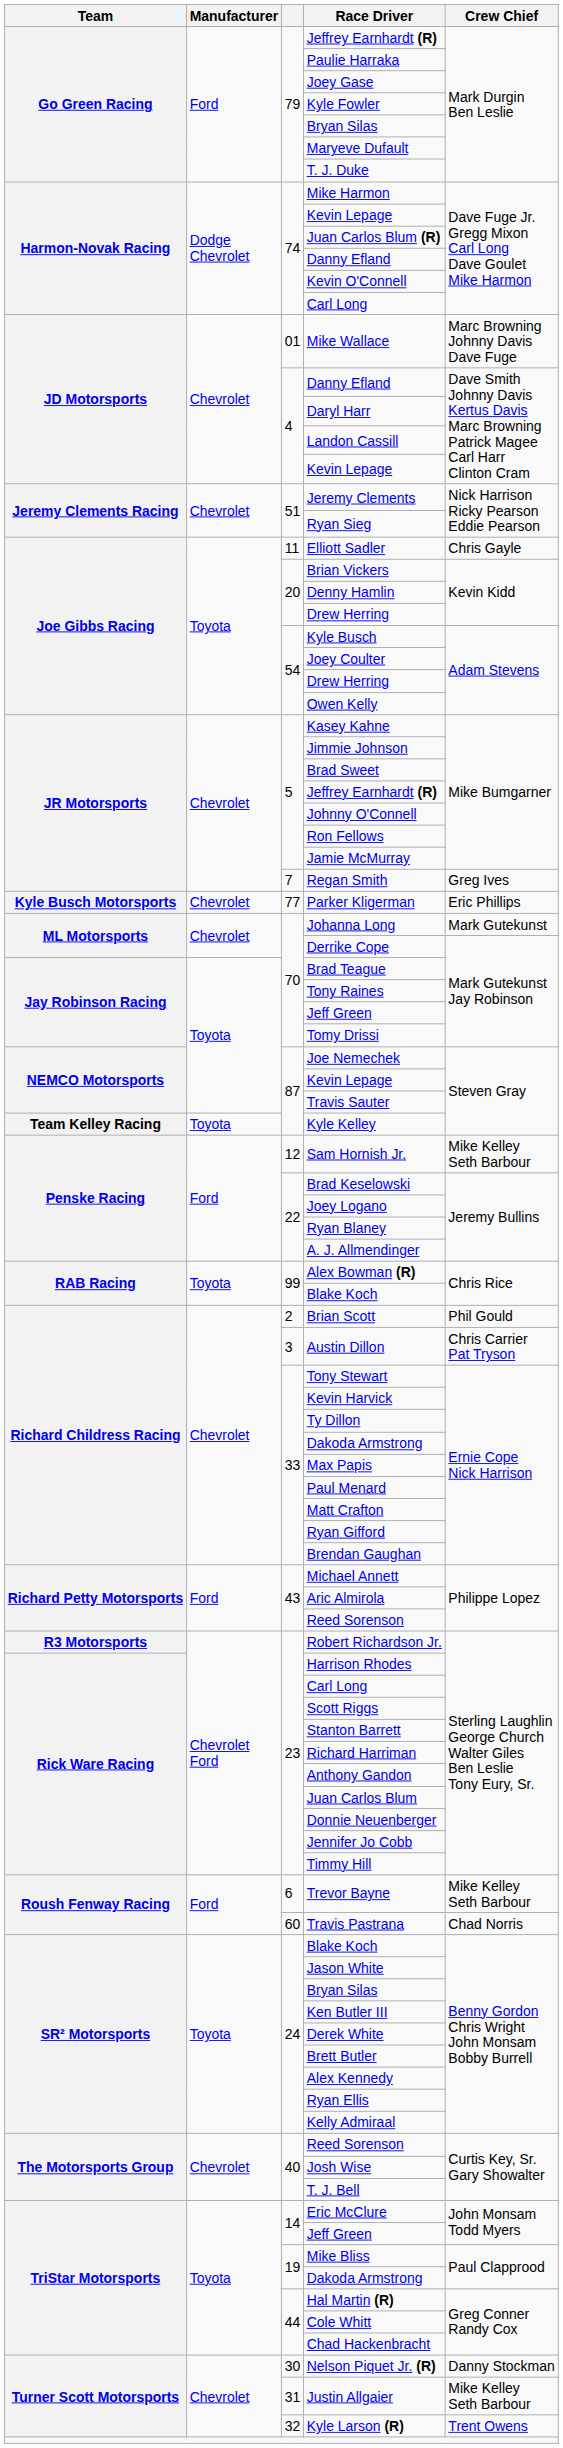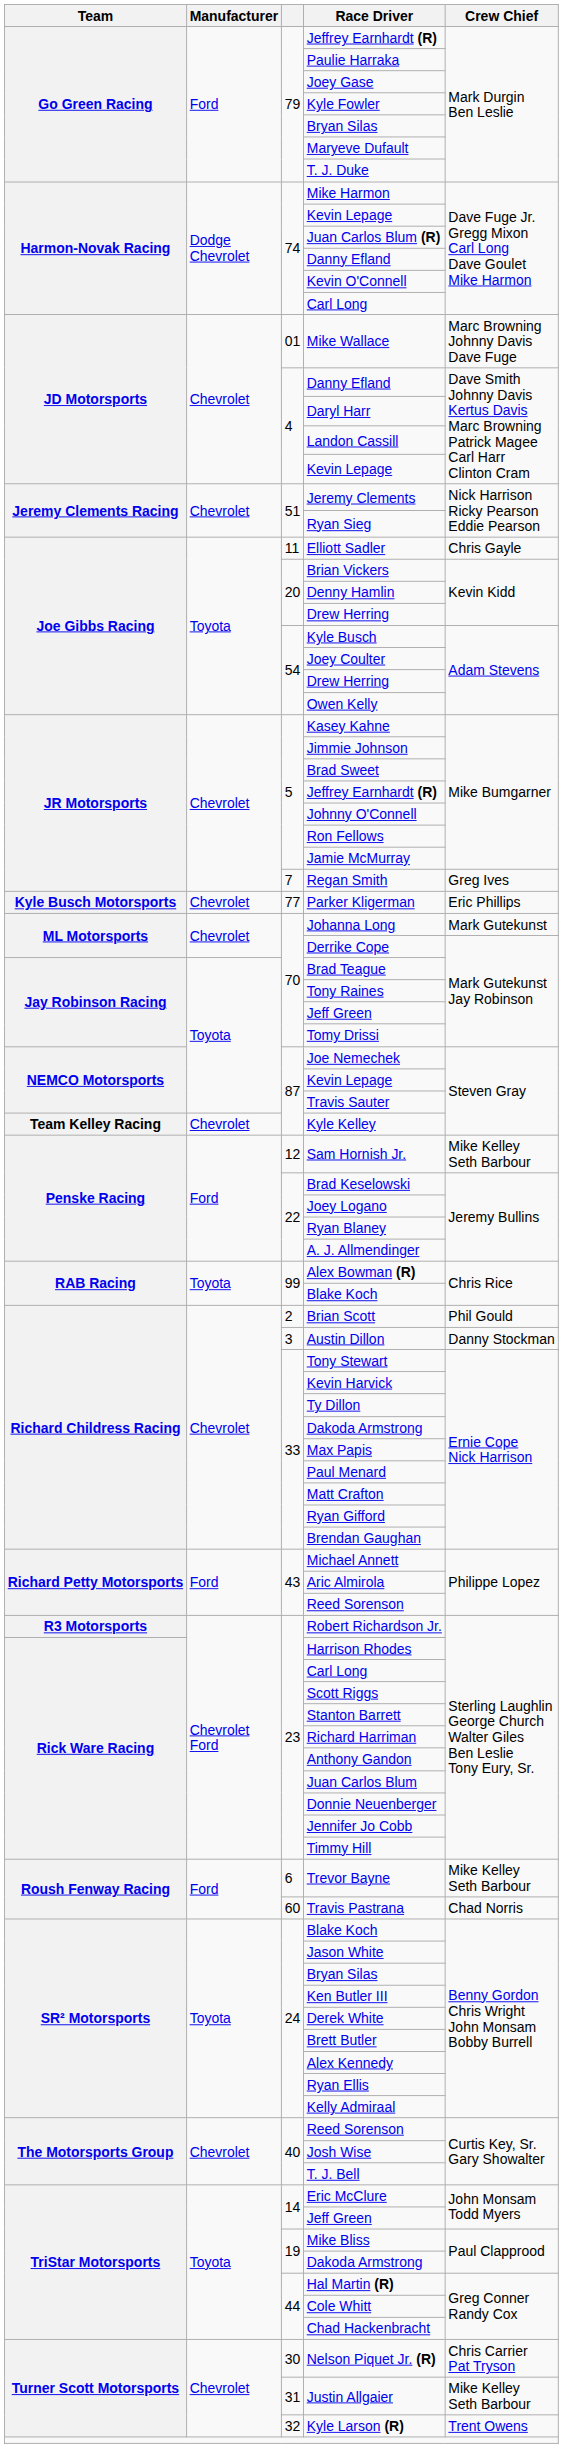(210, 1124) Toyota -> (220, 1124) Chevrolet
(488, 1347) Chris Carrier Pat Tryson -> (502, 1339) Danny Stockman
(502, 2366) Danny Stockman -> (488, 2359) Chris Carrier Pat Tryson
